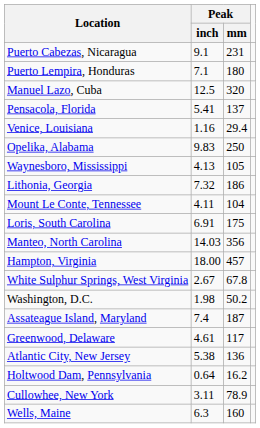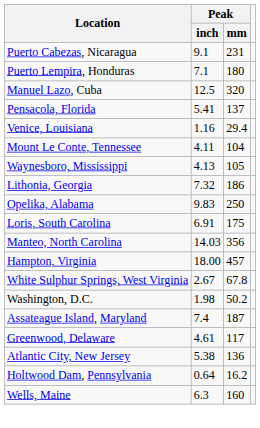rows swapped: (50, 147) <-> (74, 204)
- row: (60, 394)
